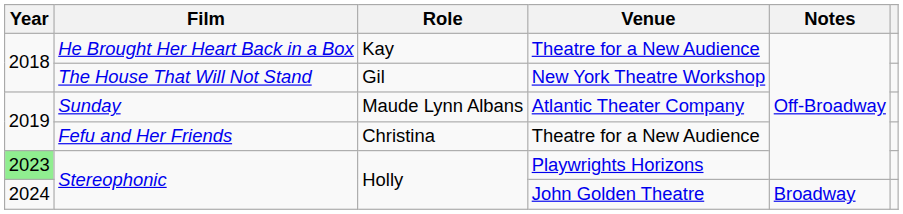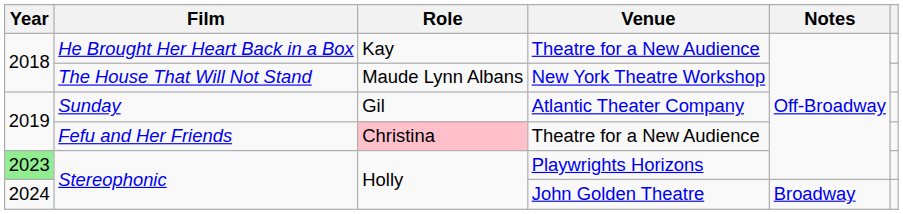(374, 77) Gil -> (443, 77) Maude Lynn Albans
(443, 106) Maude Lynn Albans -> (374, 106) Gil
(399, 135) no background -> (399, 135) pink background
